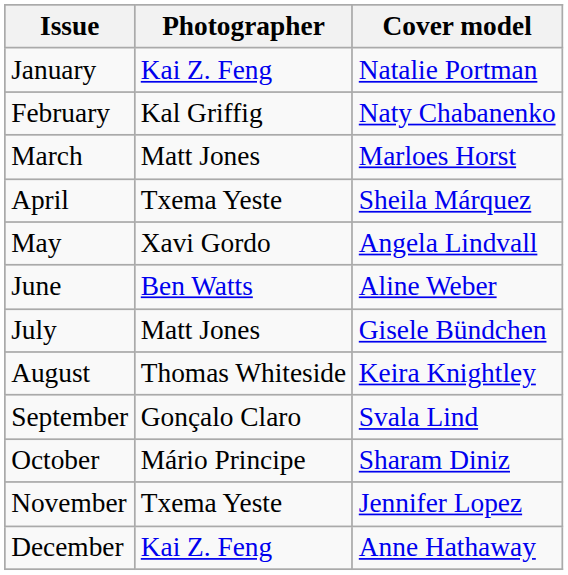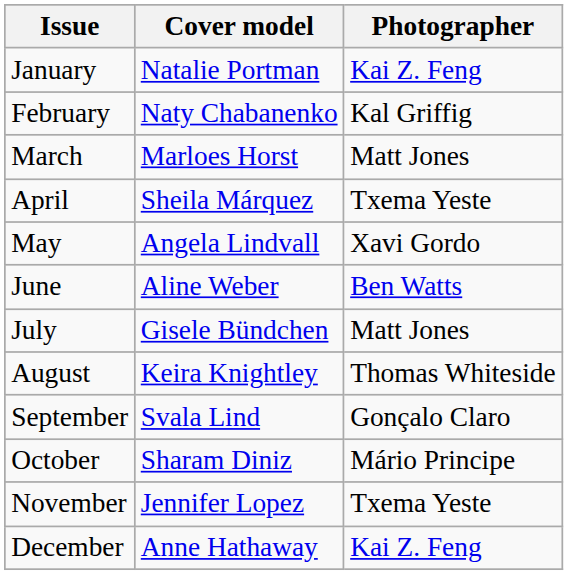columns swapped: (457, 26) <-> (243, 26)
